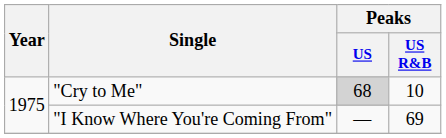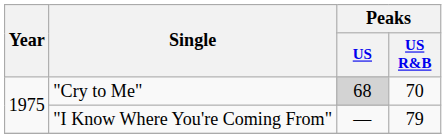(415, 90) 10 -> (415, 90) 70
(415, 119) 69 -> (415, 119) 79
